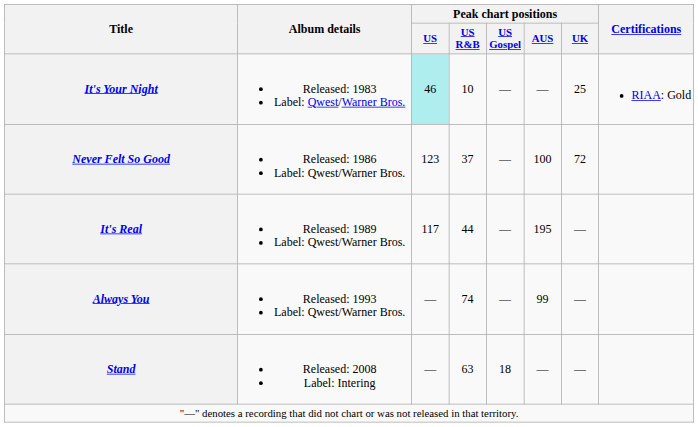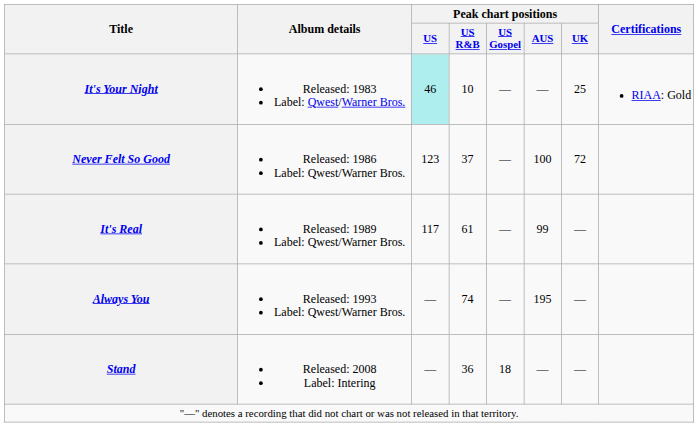(468, 229) 44 -> (468, 229) 61
(543, 229) 195 -> (543, 229) 99
(543, 299) 99 -> (543, 299) 195
(468, 369) 63 -> (468, 369) 36
